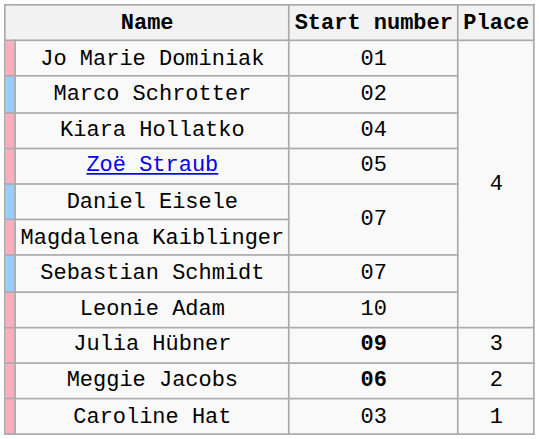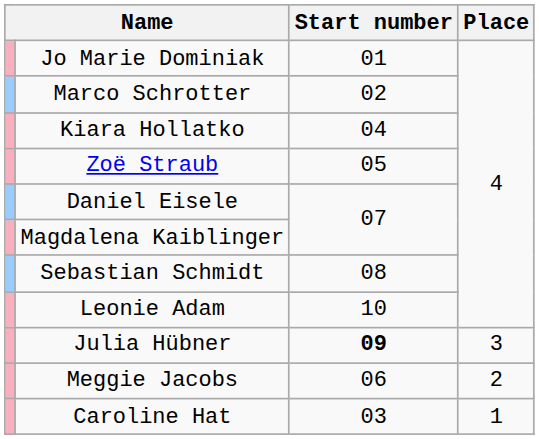(374, 273) 07 -> (374, 273) 08
(374, 381) bold -> (374, 381) normal
